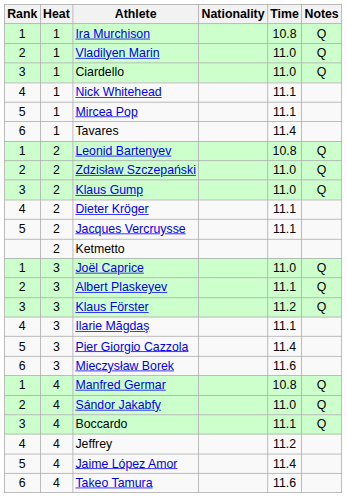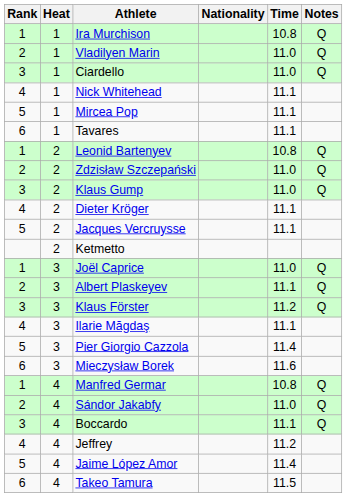(285, 131) 11.4 -> (285, 131) 11.1
(285, 483) 11.6 -> (285, 483) 11.5
